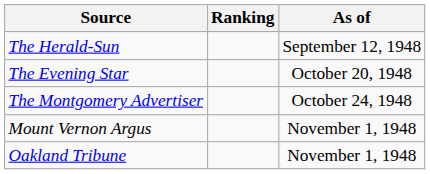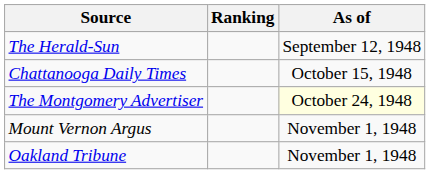+ row: (97, 73)
- row: (69, 73)
(352, 100) no background -> (352, 100) lightyellow background
